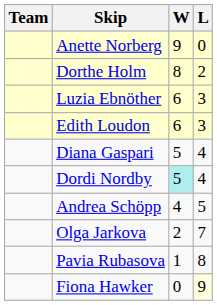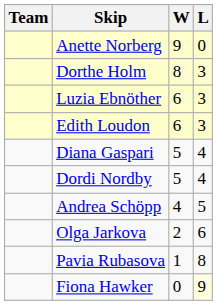(202, 71) 2 -> (202, 71) 3
(177, 179) paleturquoise background -> (177, 179) no background
(202, 233) 7 -> (202, 233) 6
